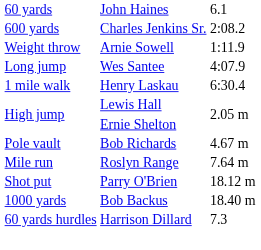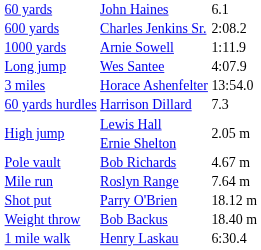(43, 47) Weight throw -> (35, 47) 1000 yards
+ row: (154, 86)
rows swapped: (146, 220) <-> (139, 86)
(35, 200) 1000 yards -> (43, 220) Weight throw
